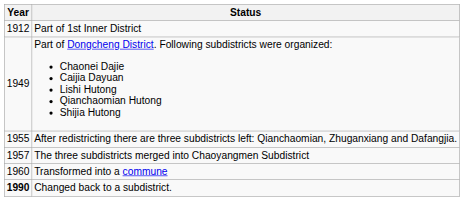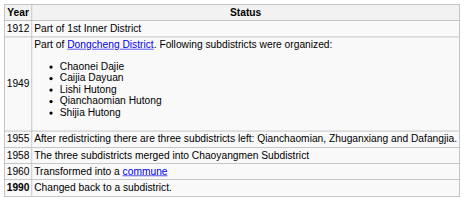(18, 155) 1957 -> (18, 155) 1958
